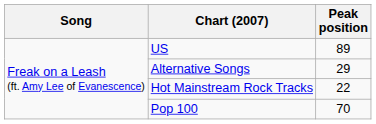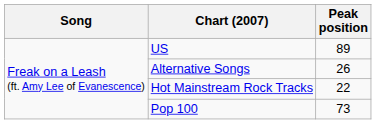(343, 68) 29 -> (343, 68) 26
(343, 108) 70 -> (343, 108) 73
